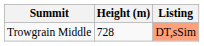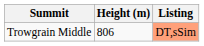(105, 31) 728 -> (105, 31) 806
